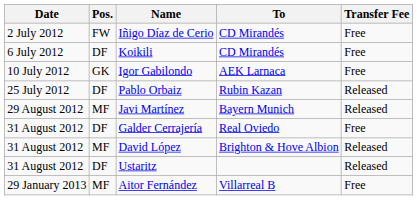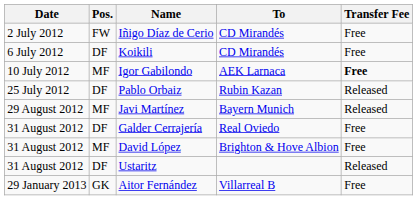(101, 71) GK -> (101, 71) MF
(355, 71) normal -> (356, 71) bold
(366, 147) Released -> (355, 147) Free
(101, 185) MF -> (101, 185) GK
